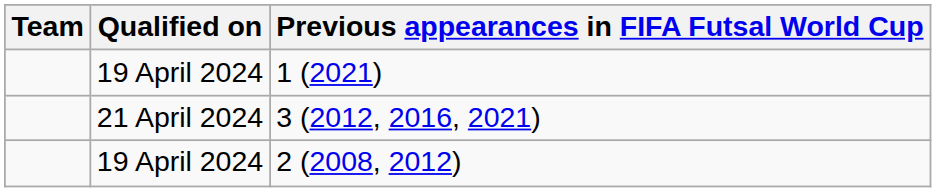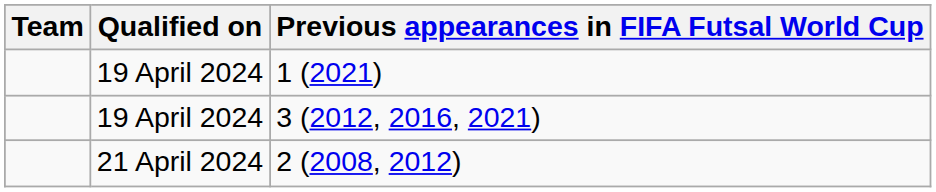(180, 117) 21 April 2024 -> (180, 117) 19 April 2024
(180, 162) 19 April 2024 -> (180, 162) 21 April 2024
